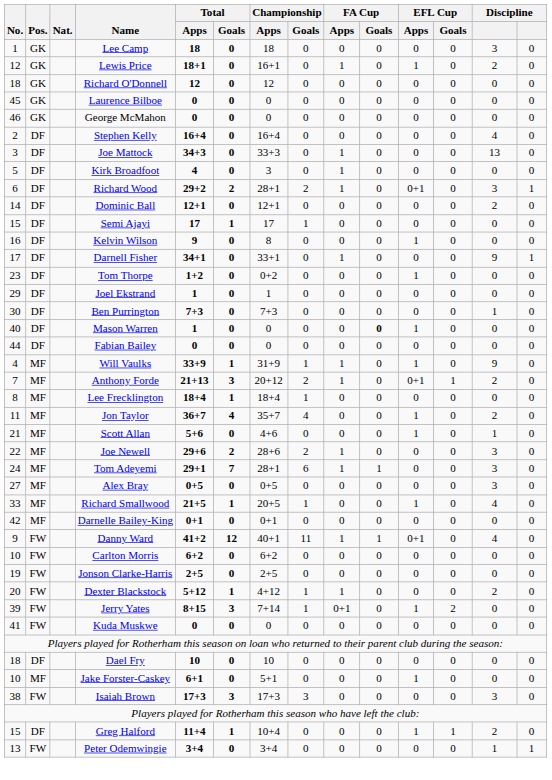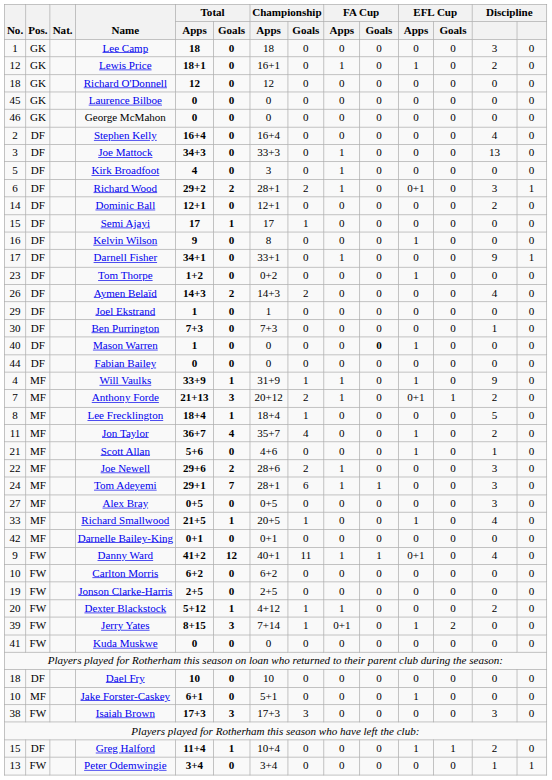+ row: (125, 293)
(495, 398) 0 -> (495, 415) 5
